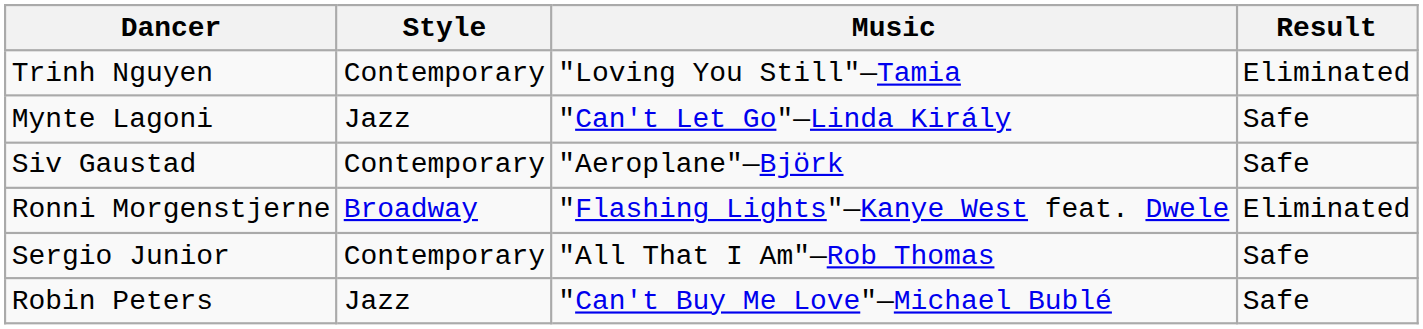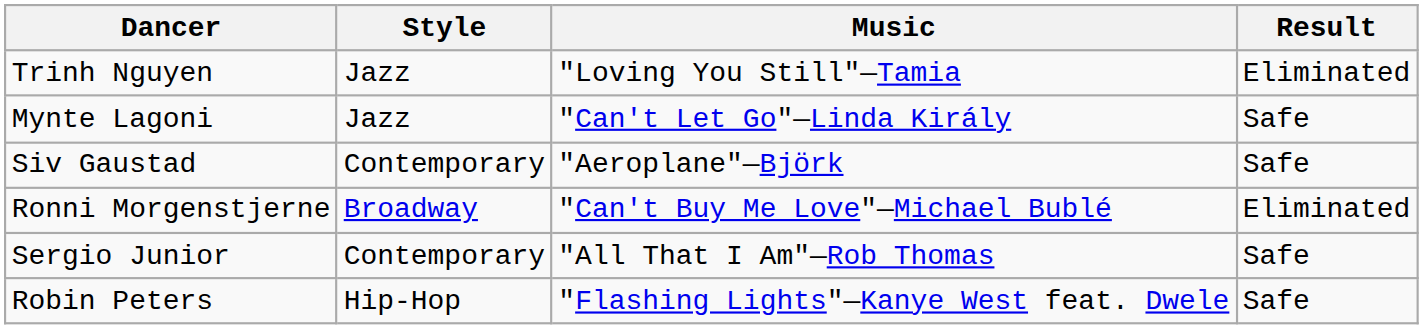(444, 73) Contemporary -> (377, 73) Jazz
(894, 210) "Flashing Lights"—Kanye West feat. Dwele -> (835, 210) "Can't Buy Me Love"—Michael Bublé
(377, 301) Jazz -> (402, 301) Hip-Hop
(835, 301) "Can't Buy Me Love"—Michael Bublé -> (894, 301) "Flashing Lights"—Kanye West feat. Dwele
